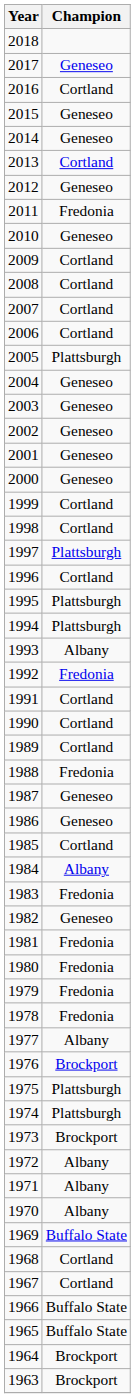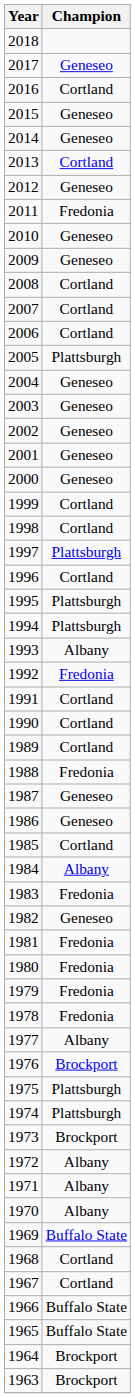(86, 260) Cortland -> (86, 260) Geneseo
